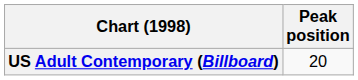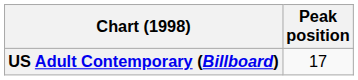(318, 61) 20 -> (318, 61) 17
